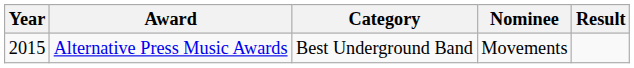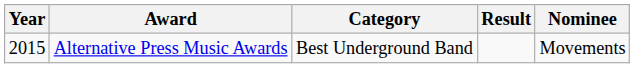columns swapped: (524, 18) <-> (601, 18)
